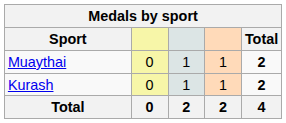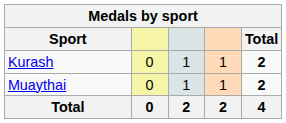rows swapped: (31, 85) <-> (37, 62)
